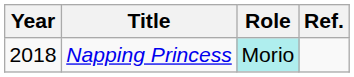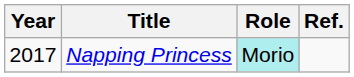(33, 54) 2018 -> (33, 54) 2017
